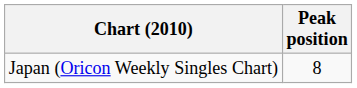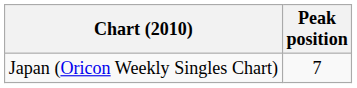(317, 67) 8 -> (317, 67) 7
